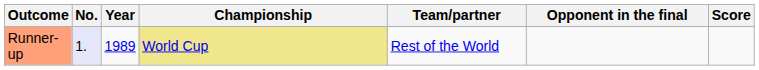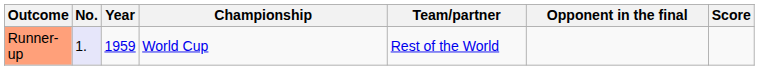(120, 45) 1989 -> (120, 45) 1959
(175, 45) khaki background -> (175, 45) no background
